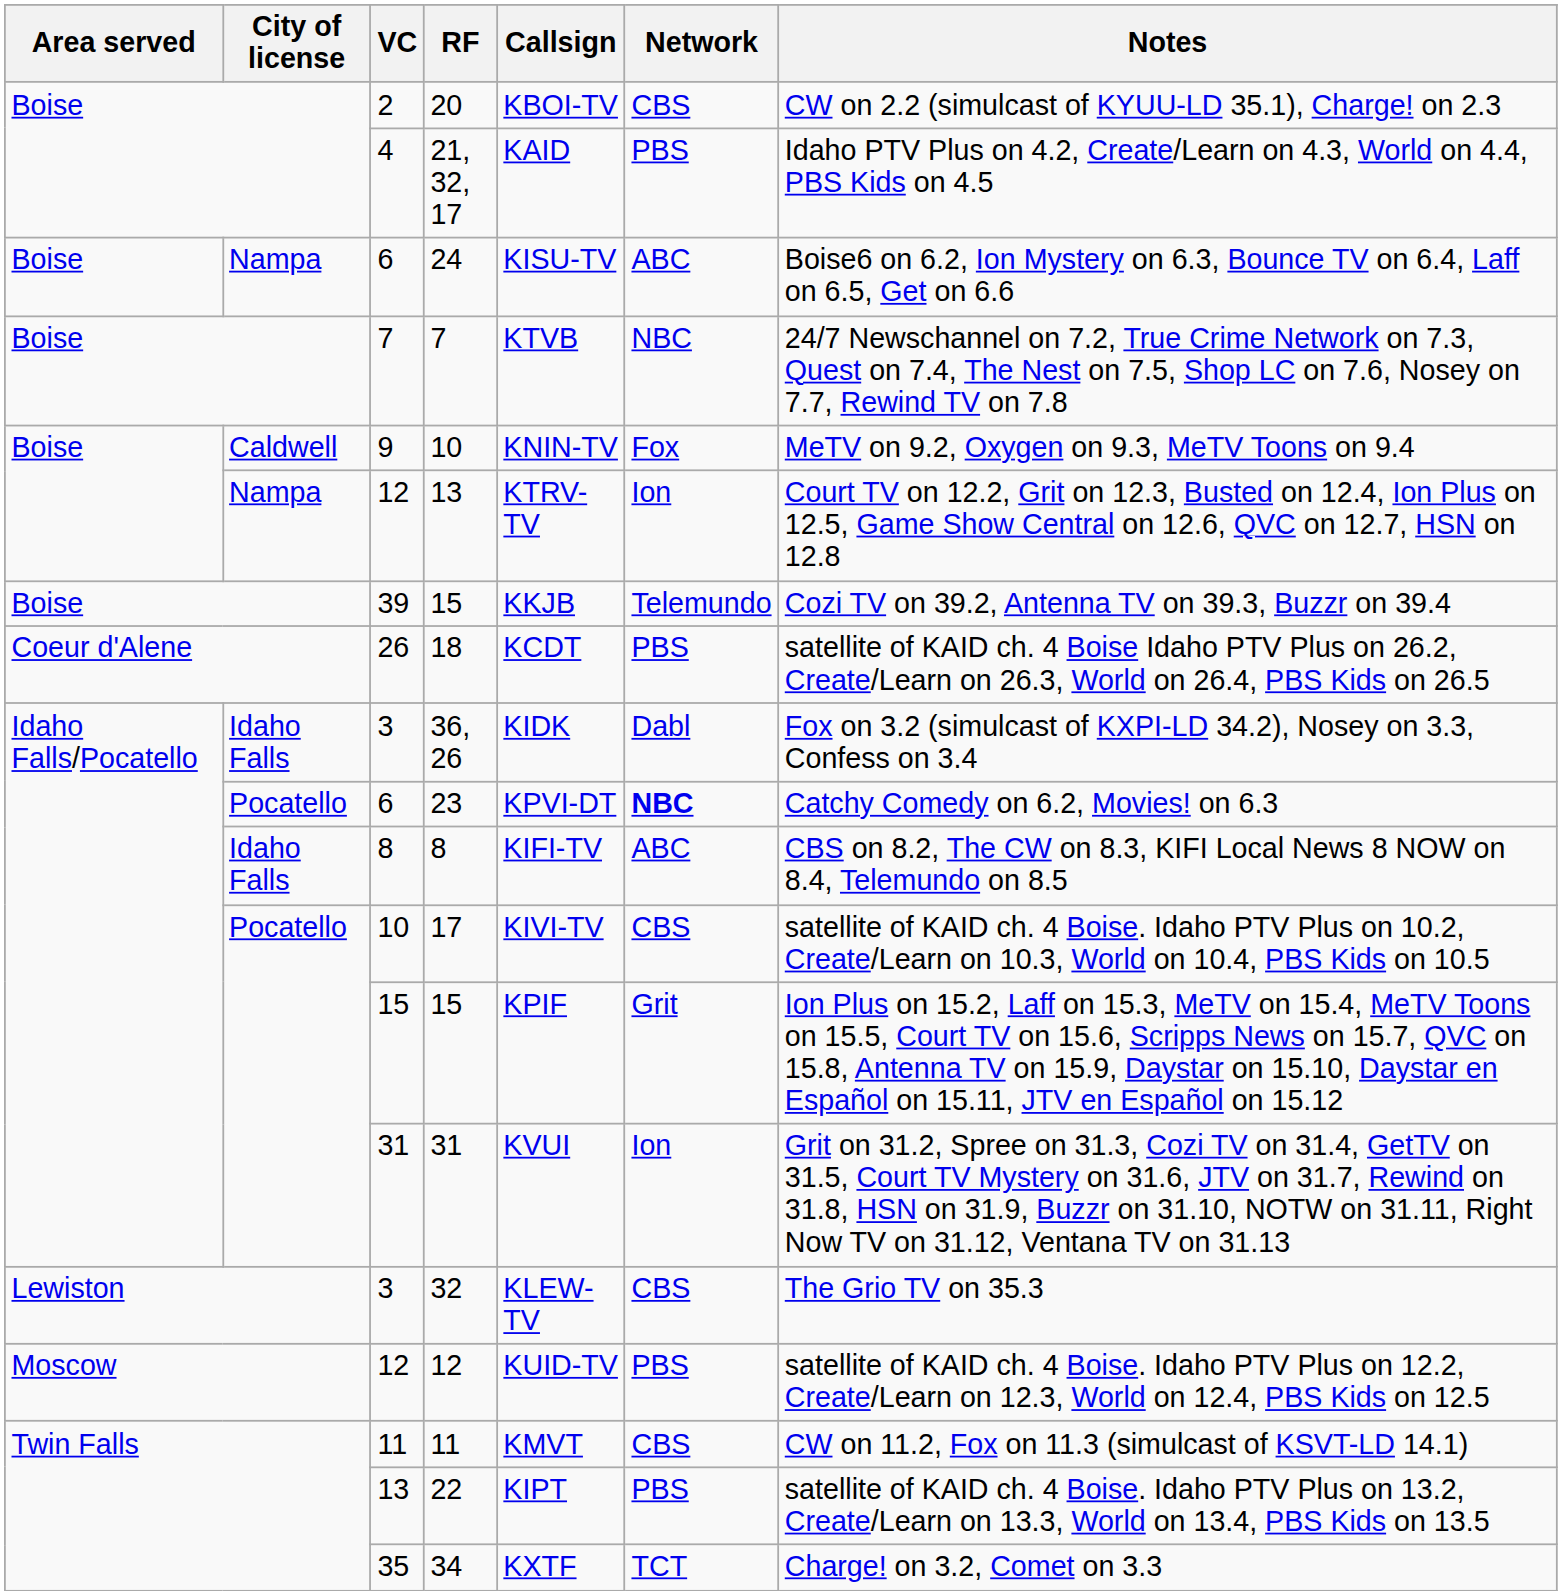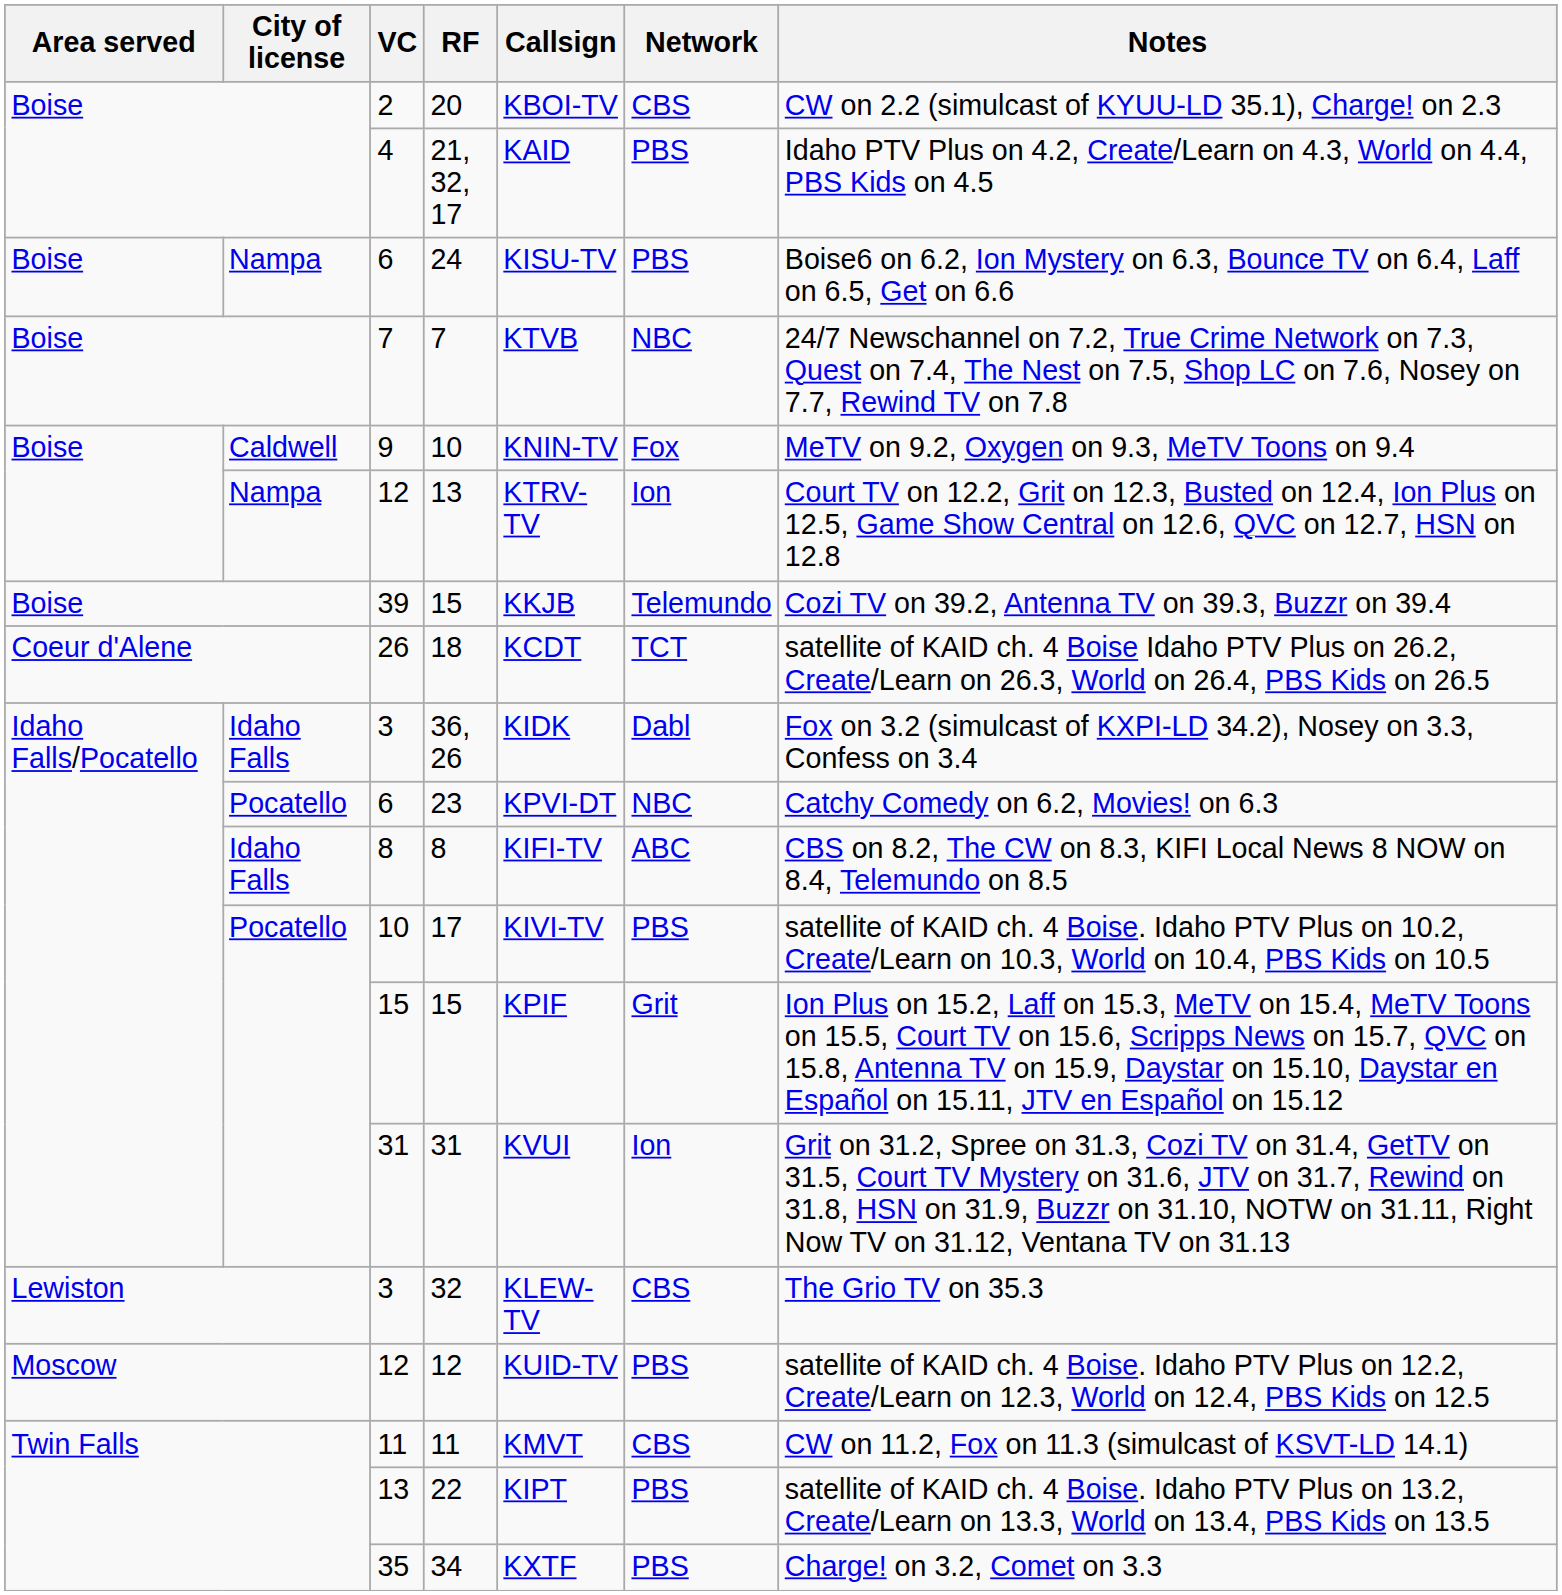(661, 260) ABC -> (660, 260) PBS
(660, 648) PBS -> (659, 648) TCT
(662, 803) bold -> (662, 803) normal
(661, 926) CBS -> (660, 926) PBS
(659, 1566) TCT -> (660, 1566) PBS
